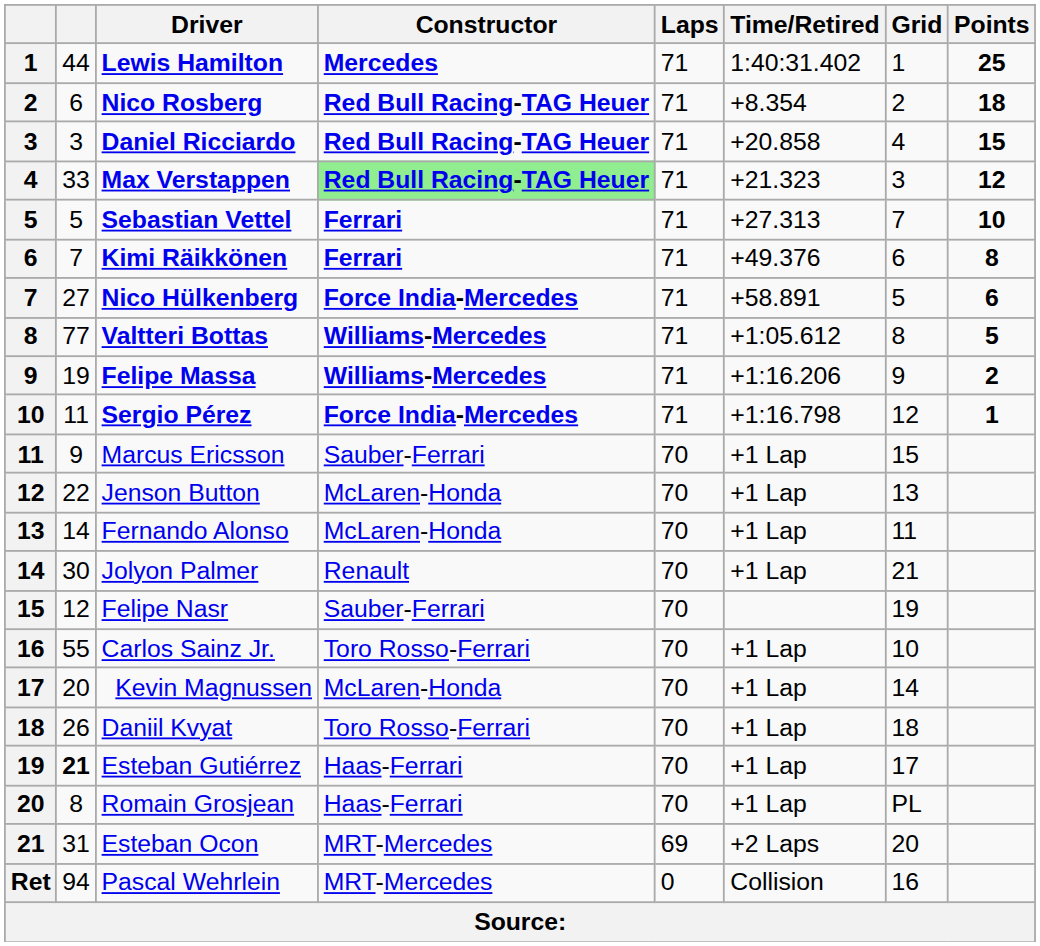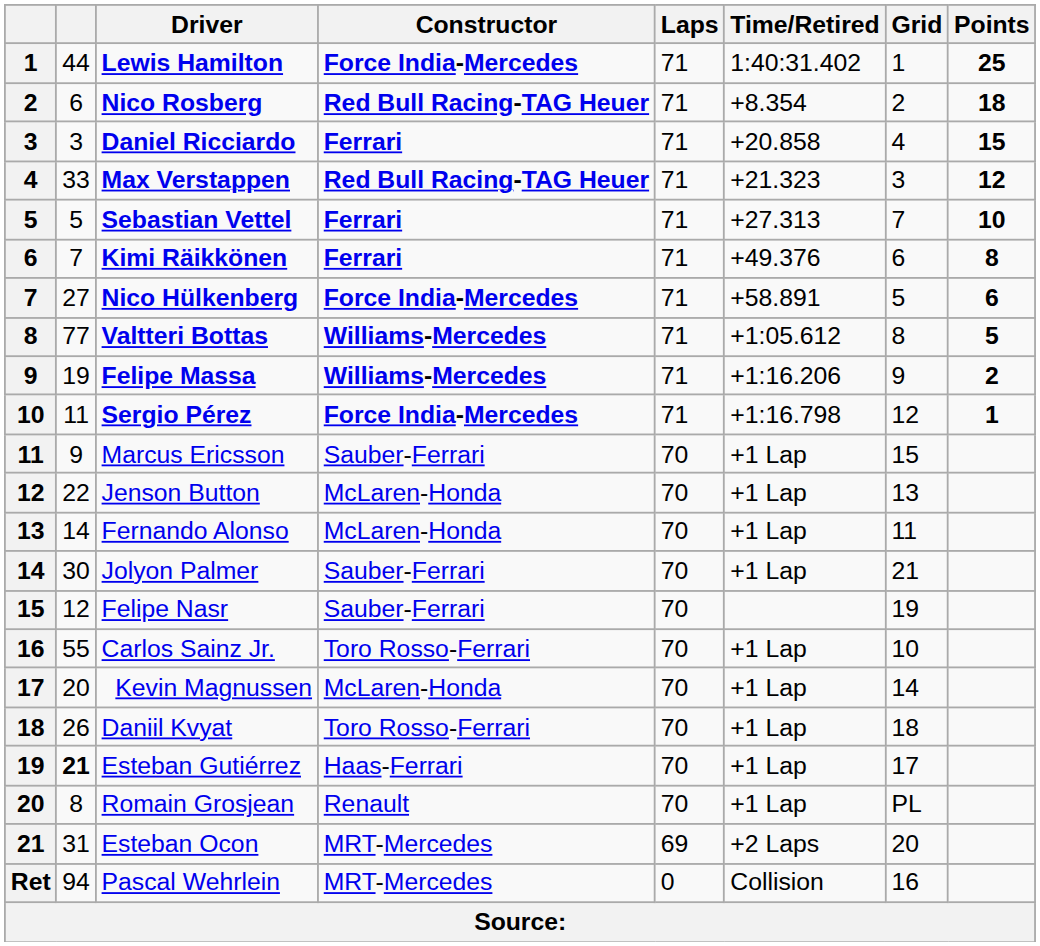(381, 63) Mercedes -> (451, 63) Force India-Mercedes
(486, 141) Red Bull Racing-TAG Heuer -> (363, 141) Ferrari
(486, 180) lightgreen background -> (486, 180) no background
(366, 570) Renault -> (404, 570) Sauber-Ferrari
(393, 804) Haas-Ferrari -> (366, 804) Renault
